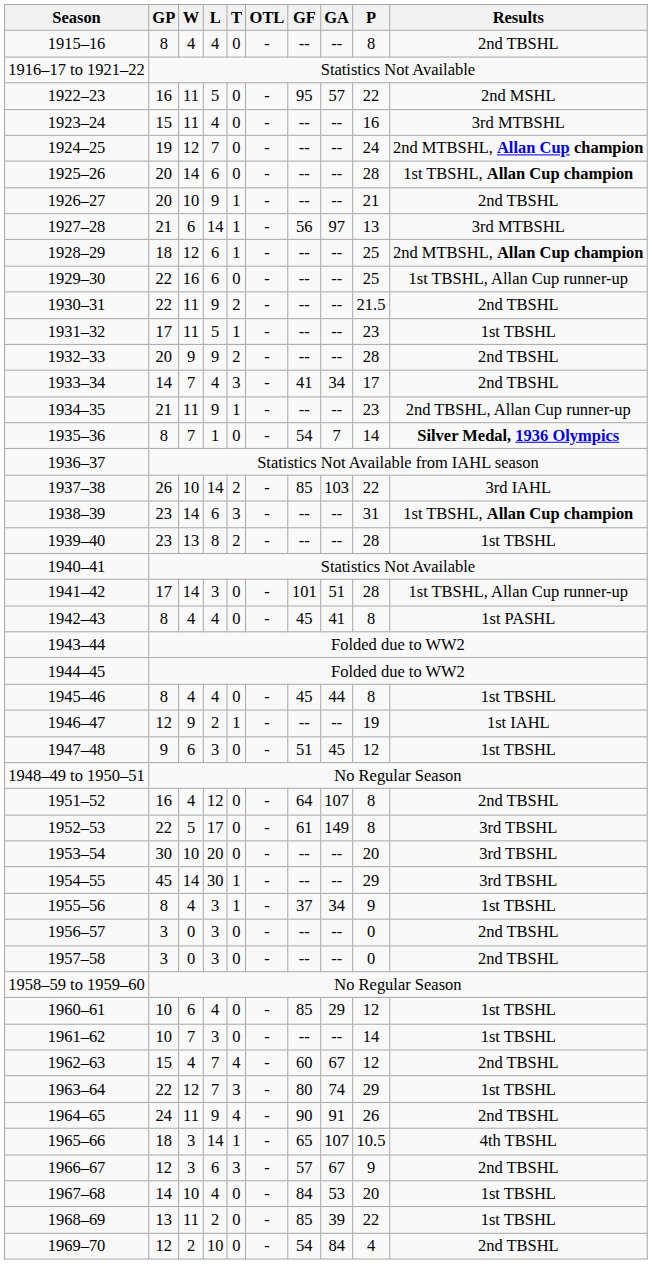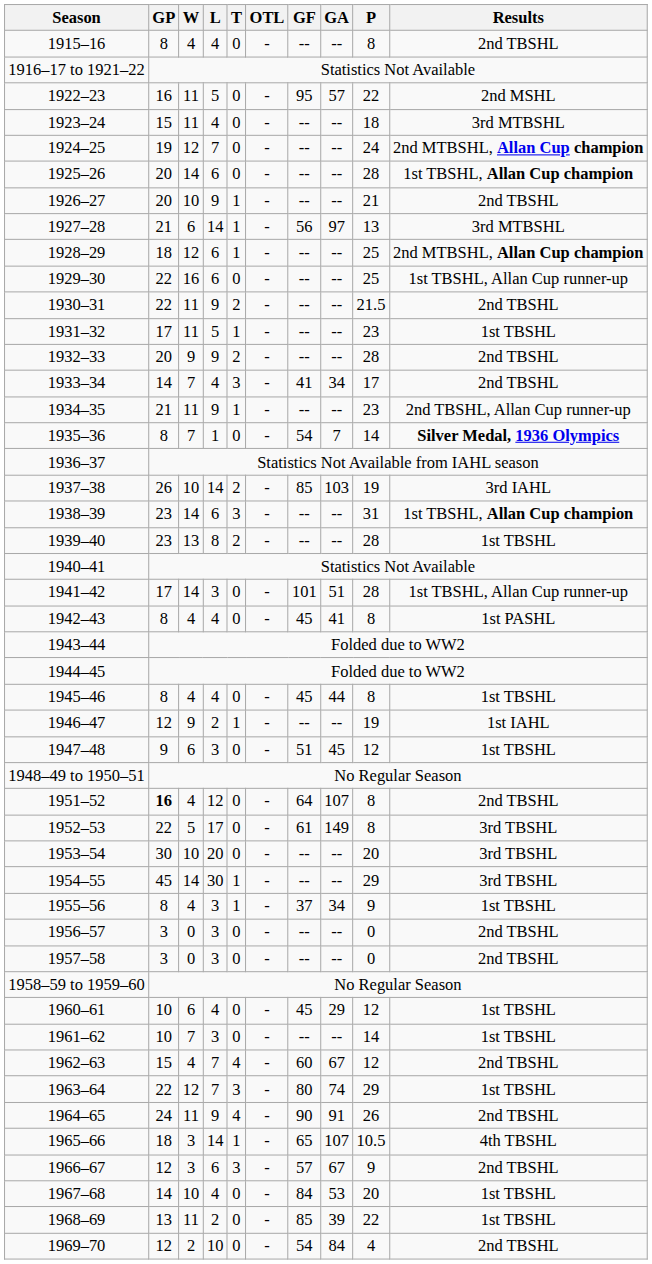(371, 122) 16 -> (371, 122) 18
(371, 488) 22 -> (371, 488) 19
(164, 801) normal -> (164, 801) bold
(304, 1010) 85 -> (304, 1010) 45
